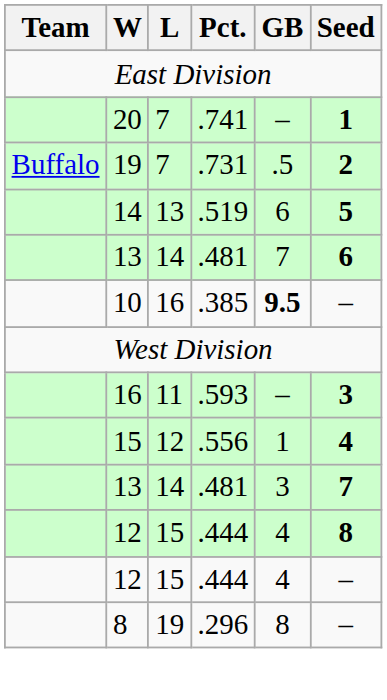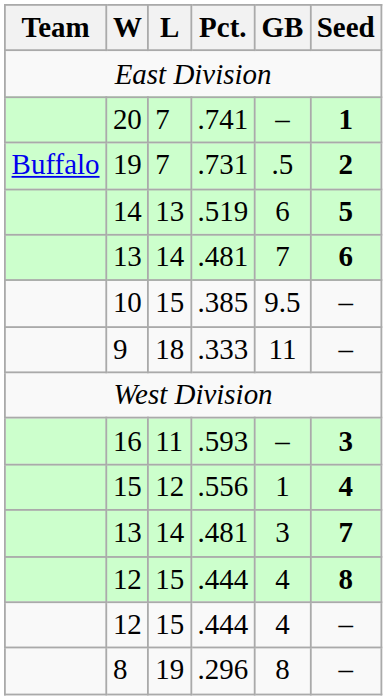(170, 303) 16 -> (170, 303) 15
(282, 303) bold -> (282, 303) normal
+ row: (120, 348)
